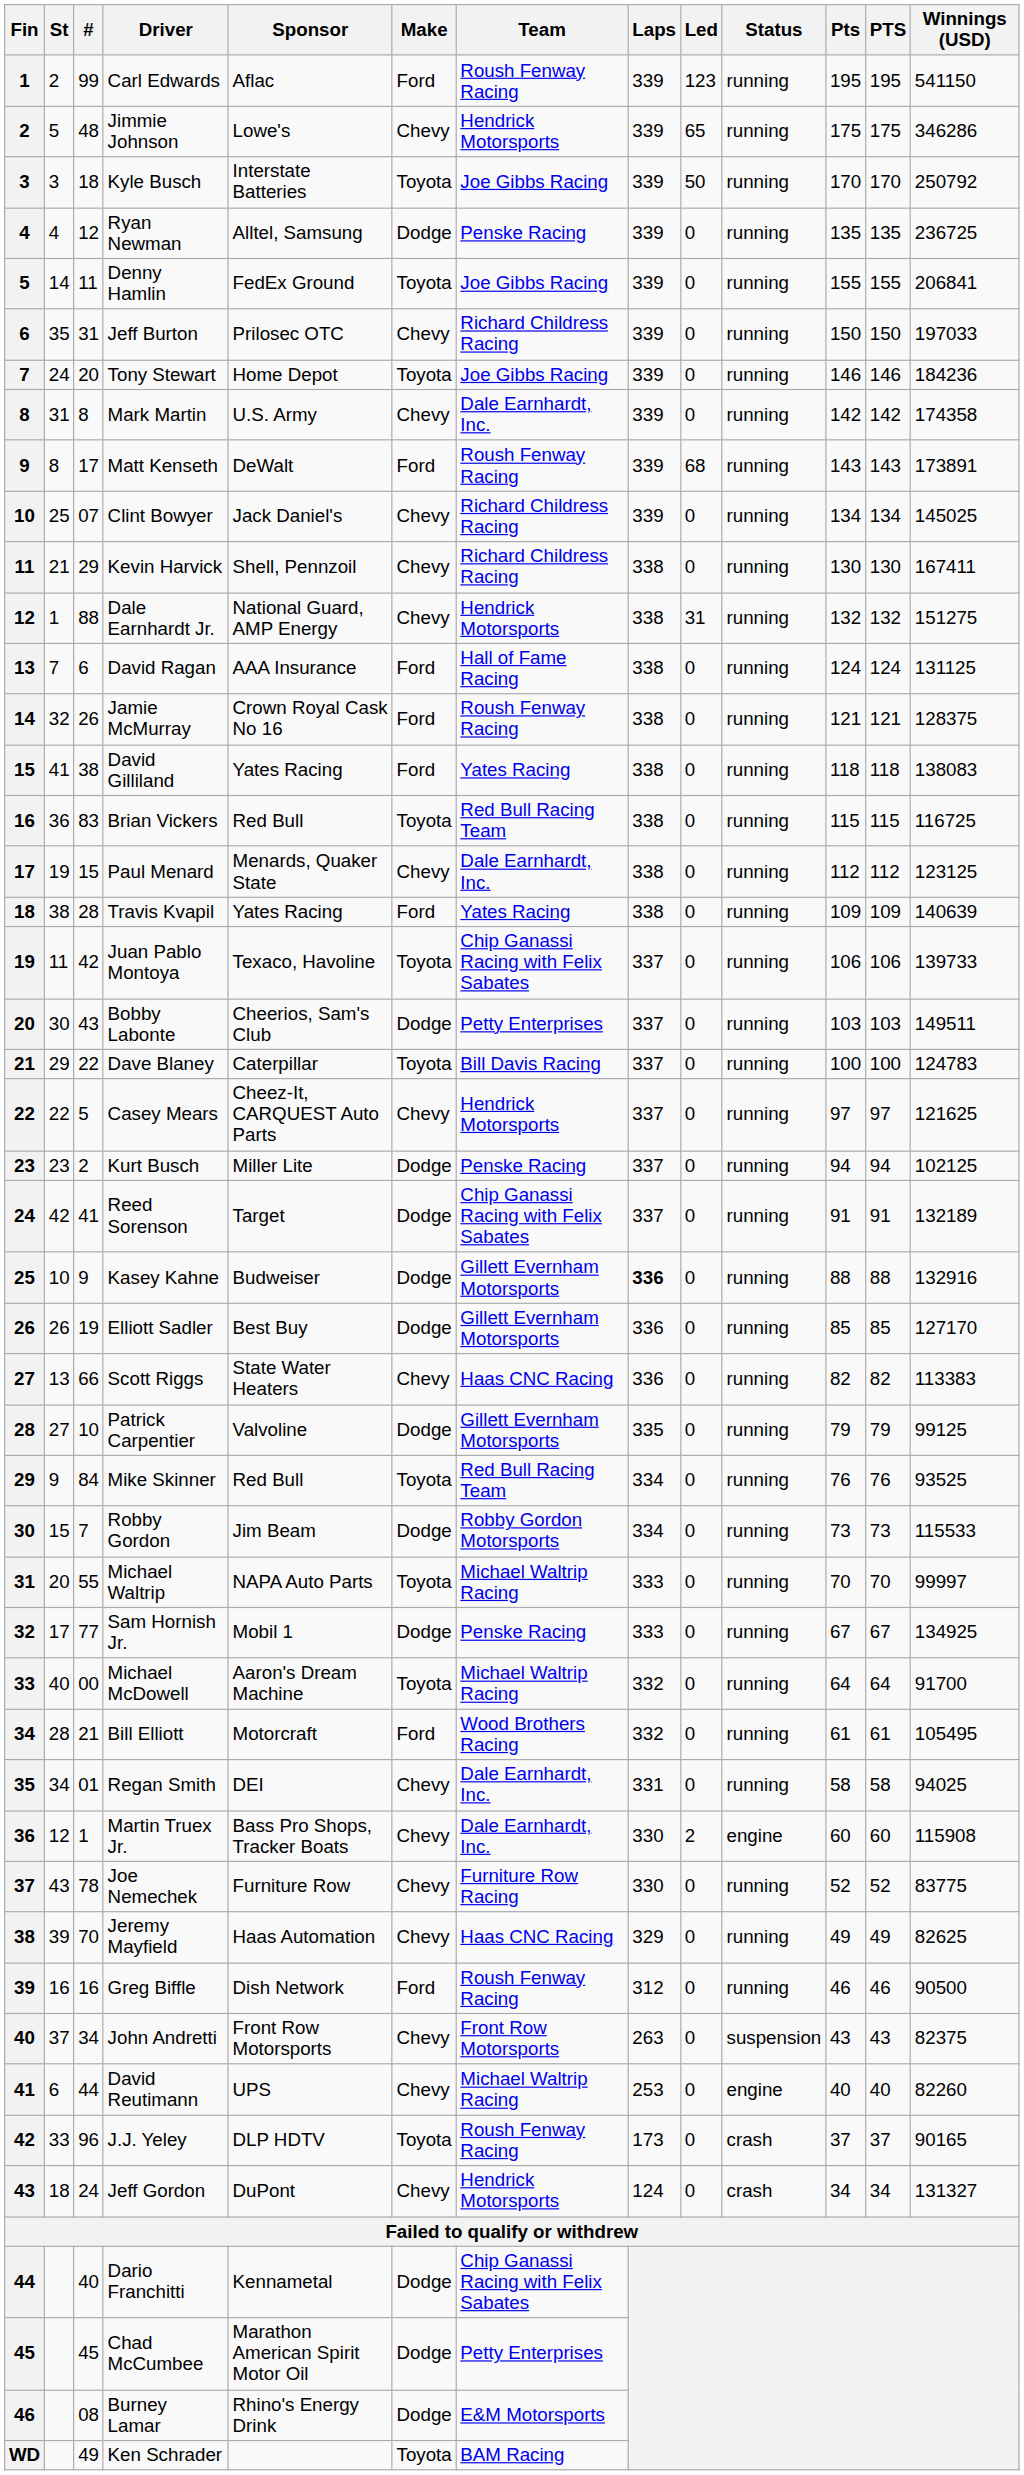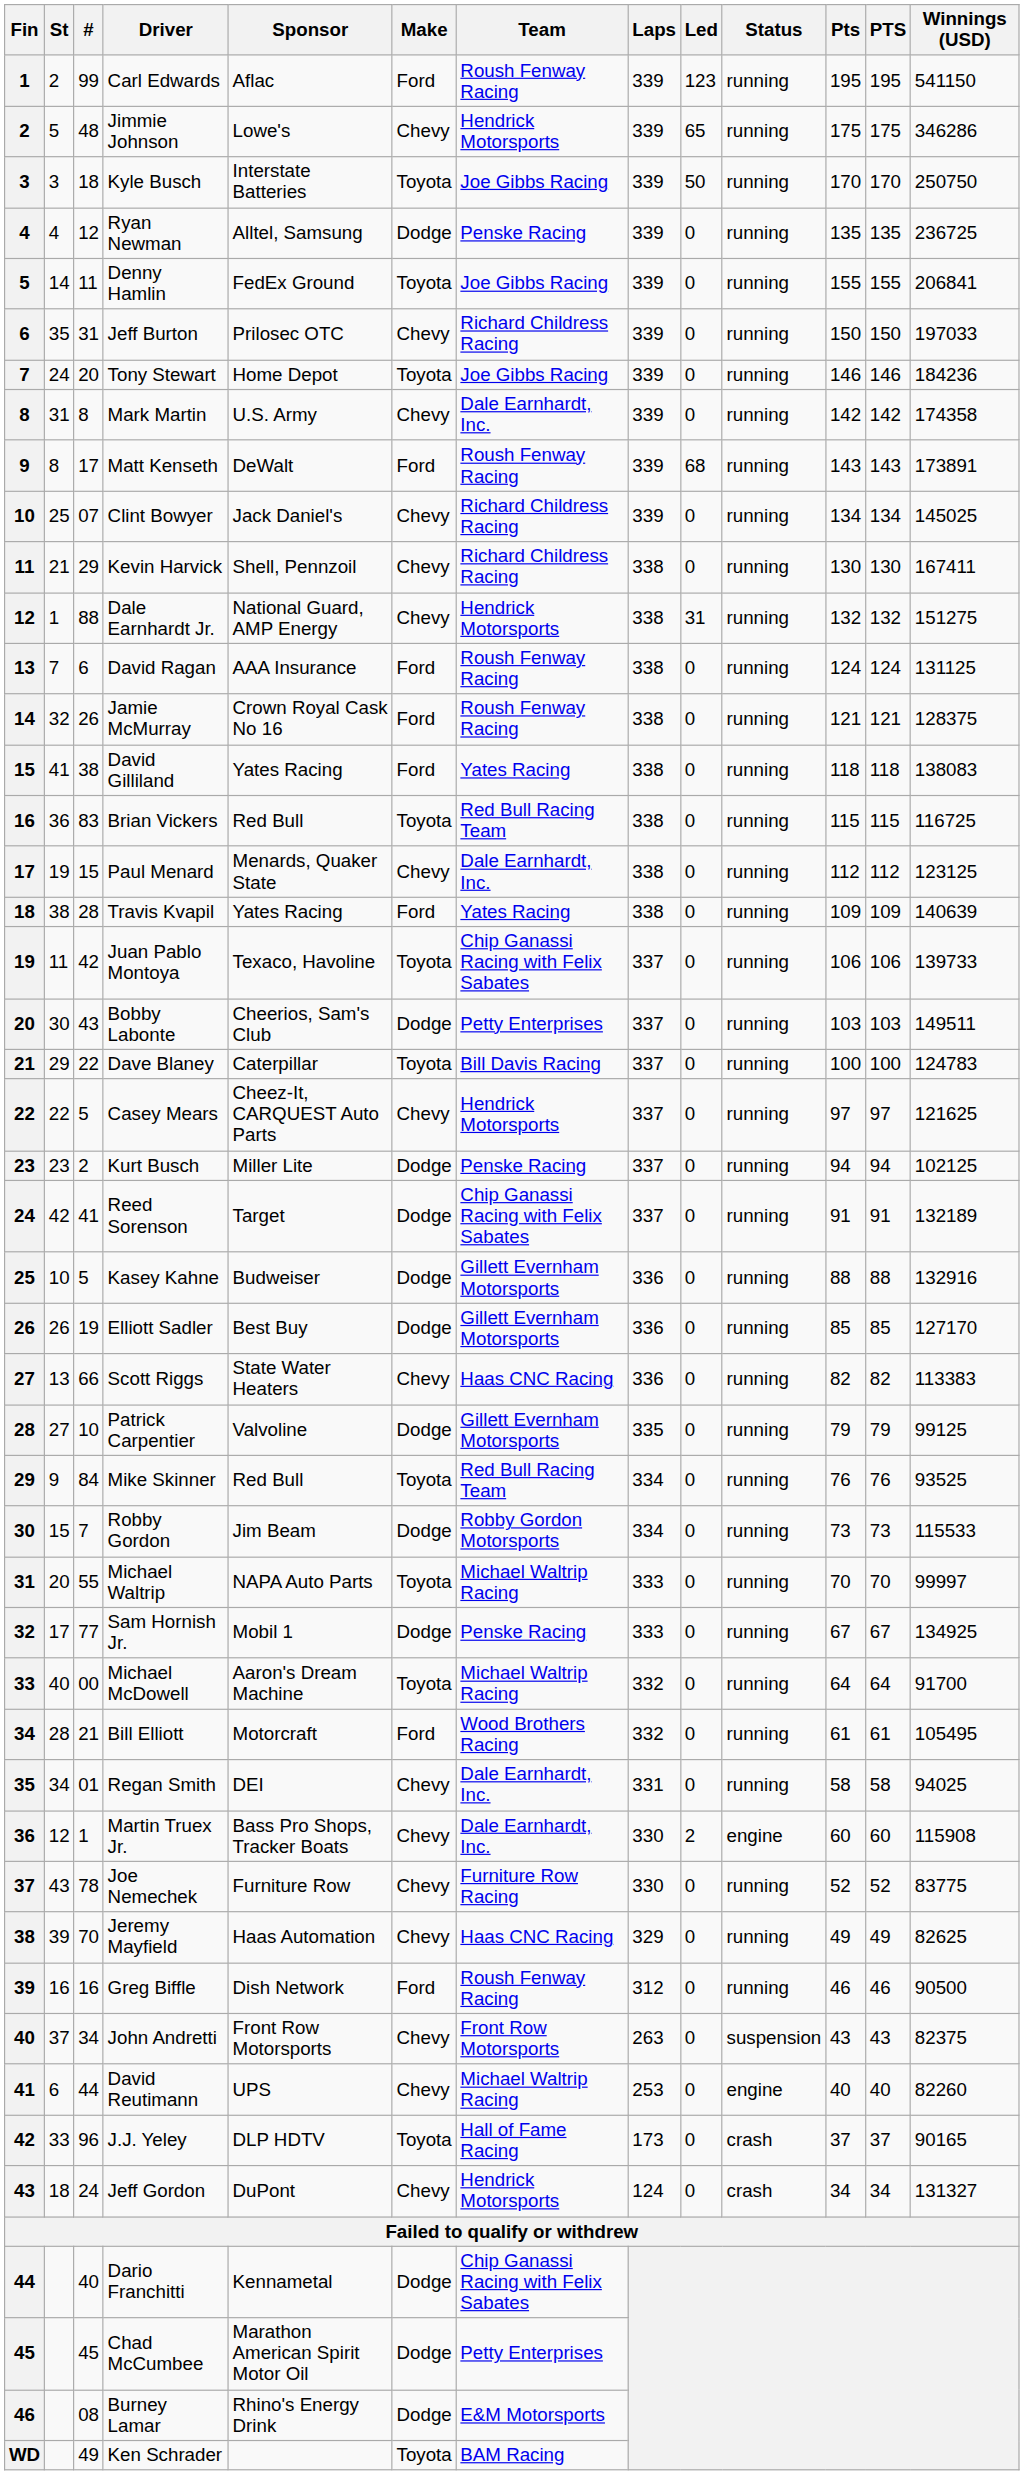(946, 182) 250792 -> (946, 182) 250750
(513, 668) Hall of Fame Racing -> (523, 668) Roush Fenway Racing
(83, 1277) 9 -> (83, 1277) 5
(648, 1277) bold -> (648, 1277) normal
(523, 2140) Roush Fenway Racing -> (513, 2140) Hall of Fame Racing
